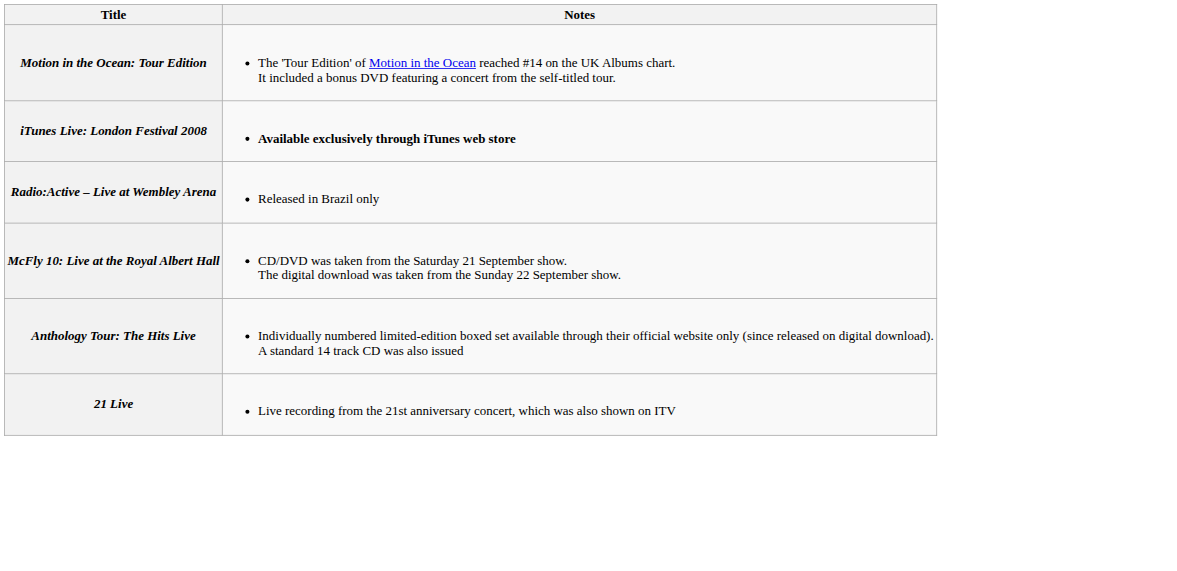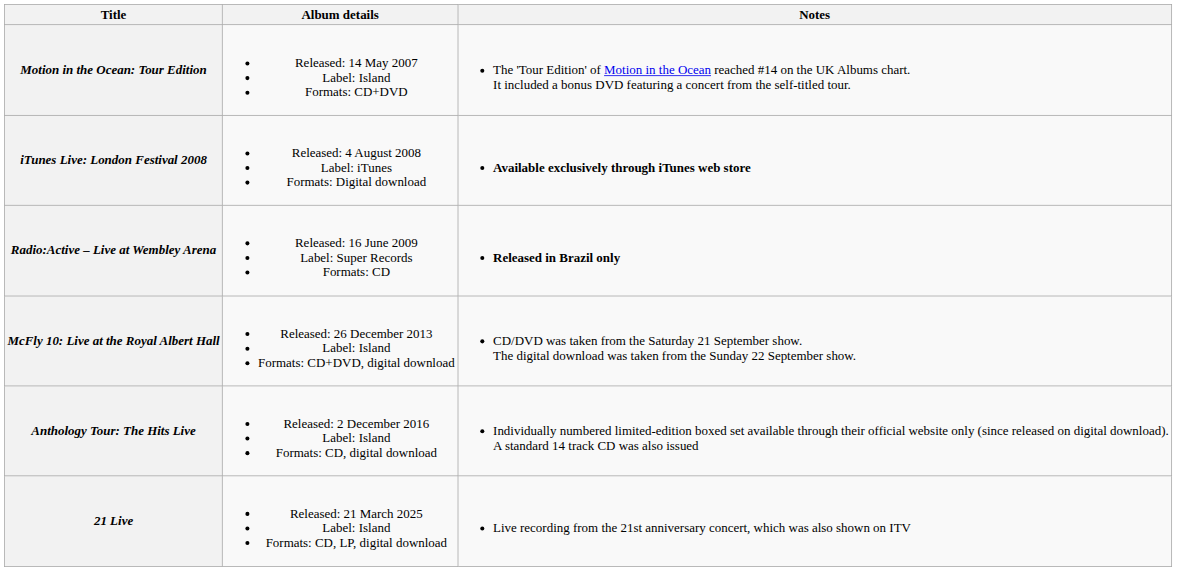+ column: (340, 14)
(580, 199) normal -> (815, 258) bold
